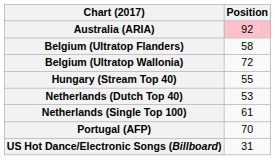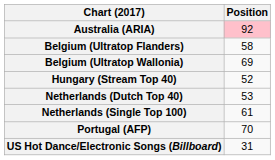(247, 63) 72 -> (247, 63) 69
(247, 79) 55 -> (247, 79) 52
